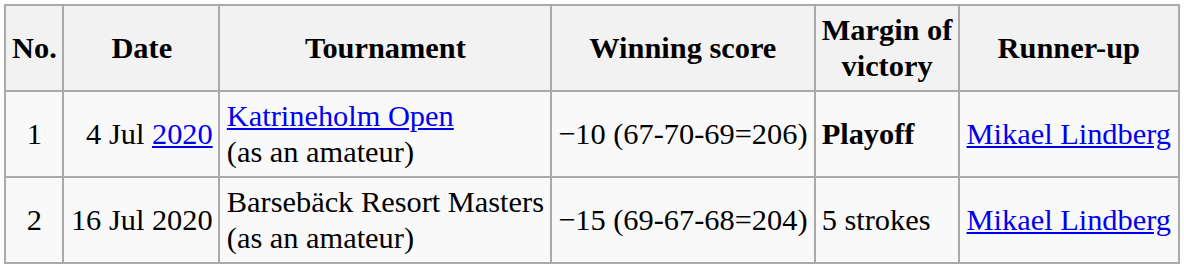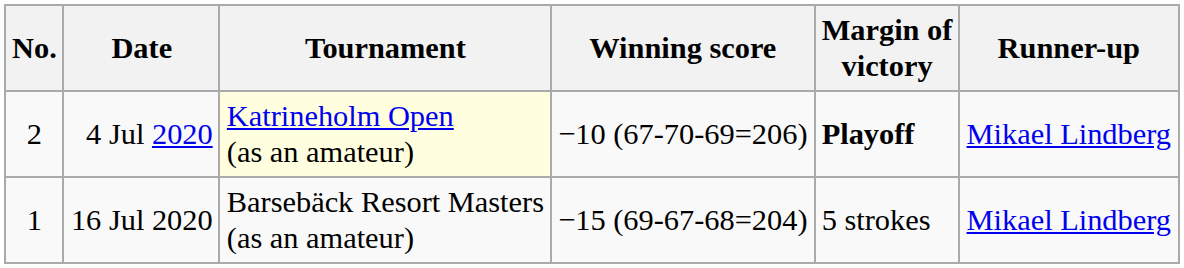(34, 133) 1 -> (34, 133) 2
(340, 133) no background -> (340, 133) lightyellow background
(34, 220) 2 -> (34, 220) 1
